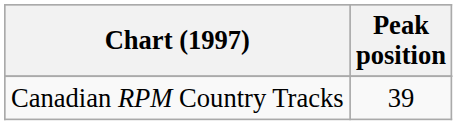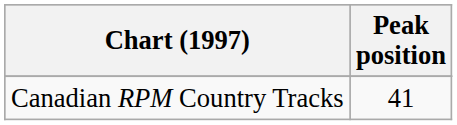(401, 97) 39 -> (401, 97) 41
